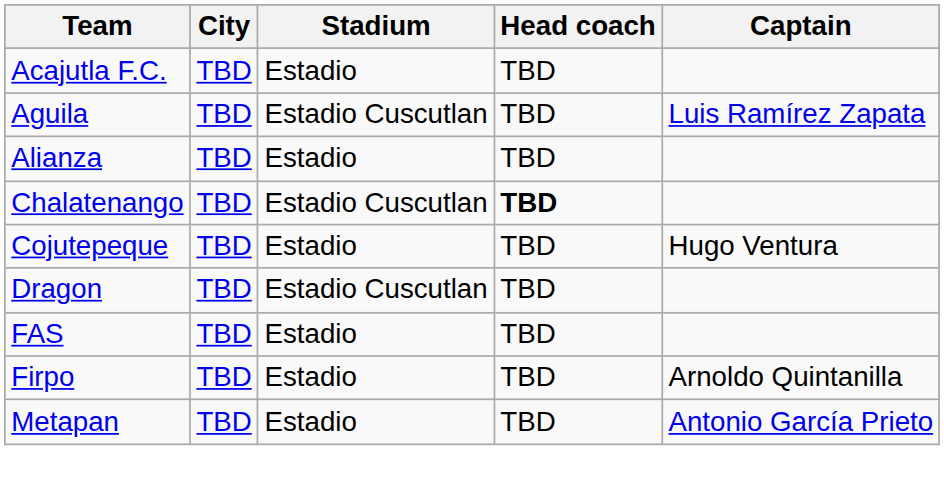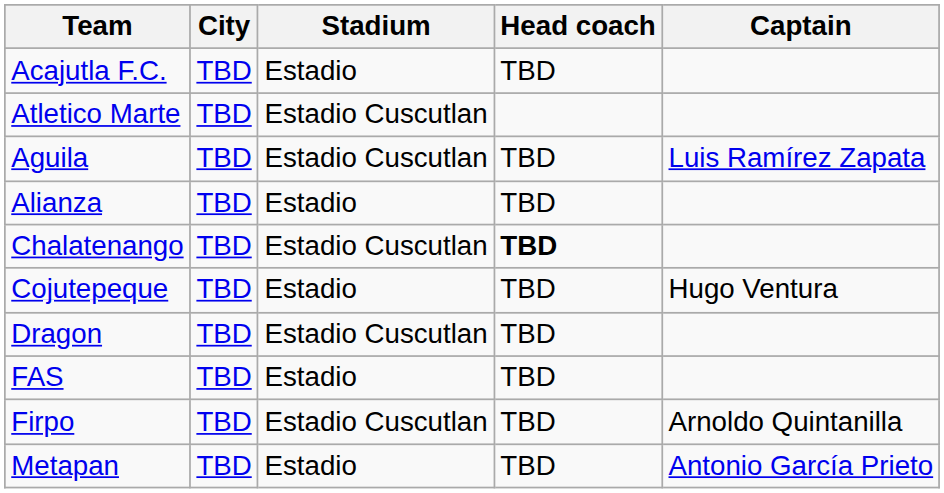+ row: (96, 114)
(311, 377) Estadio -> (376, 421) Estadio Cuscutlan
